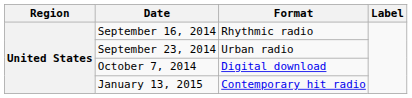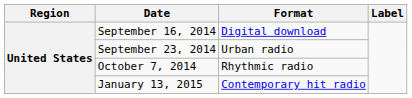(267, 31) Rhythmic radio -> (274, 31) Digital download
(274, 67) Digital download -> (267, 67) Rhythmic radio
